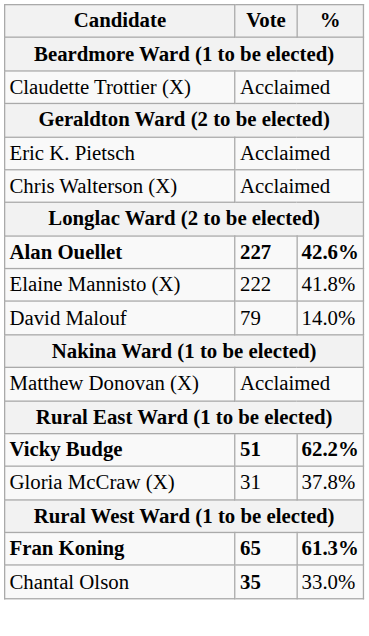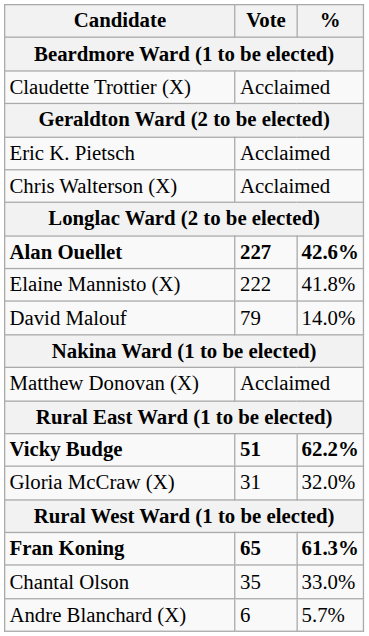(328, 482) 37.8% -> (328, 482) 32.0%
(250, 581) bold -> (250, 581) normal
+ row: (98, 614)
